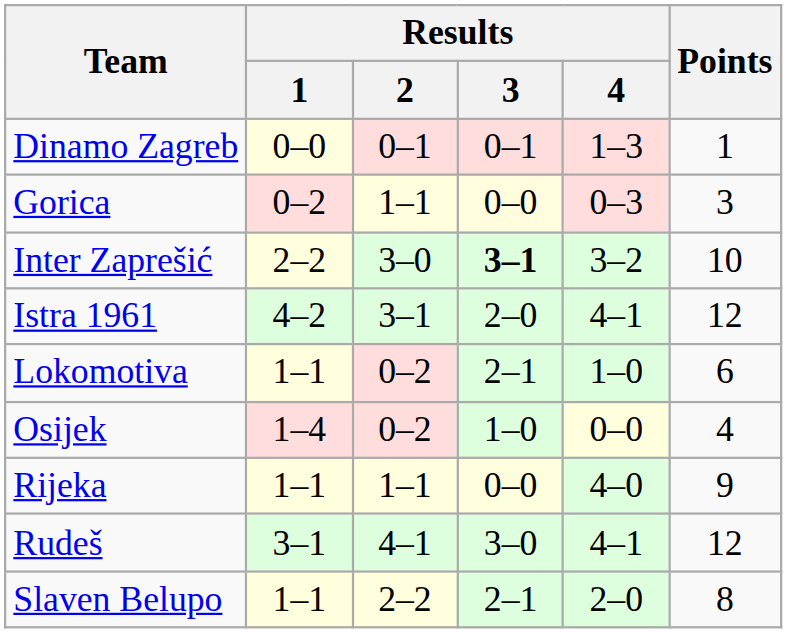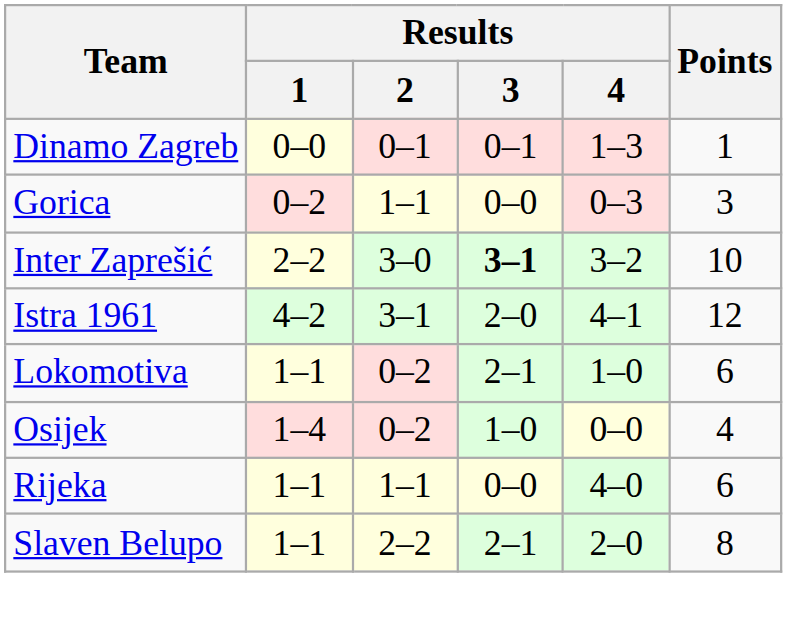(725, 485) 9 -> (725, 485) 6
- row: (58, 542)
